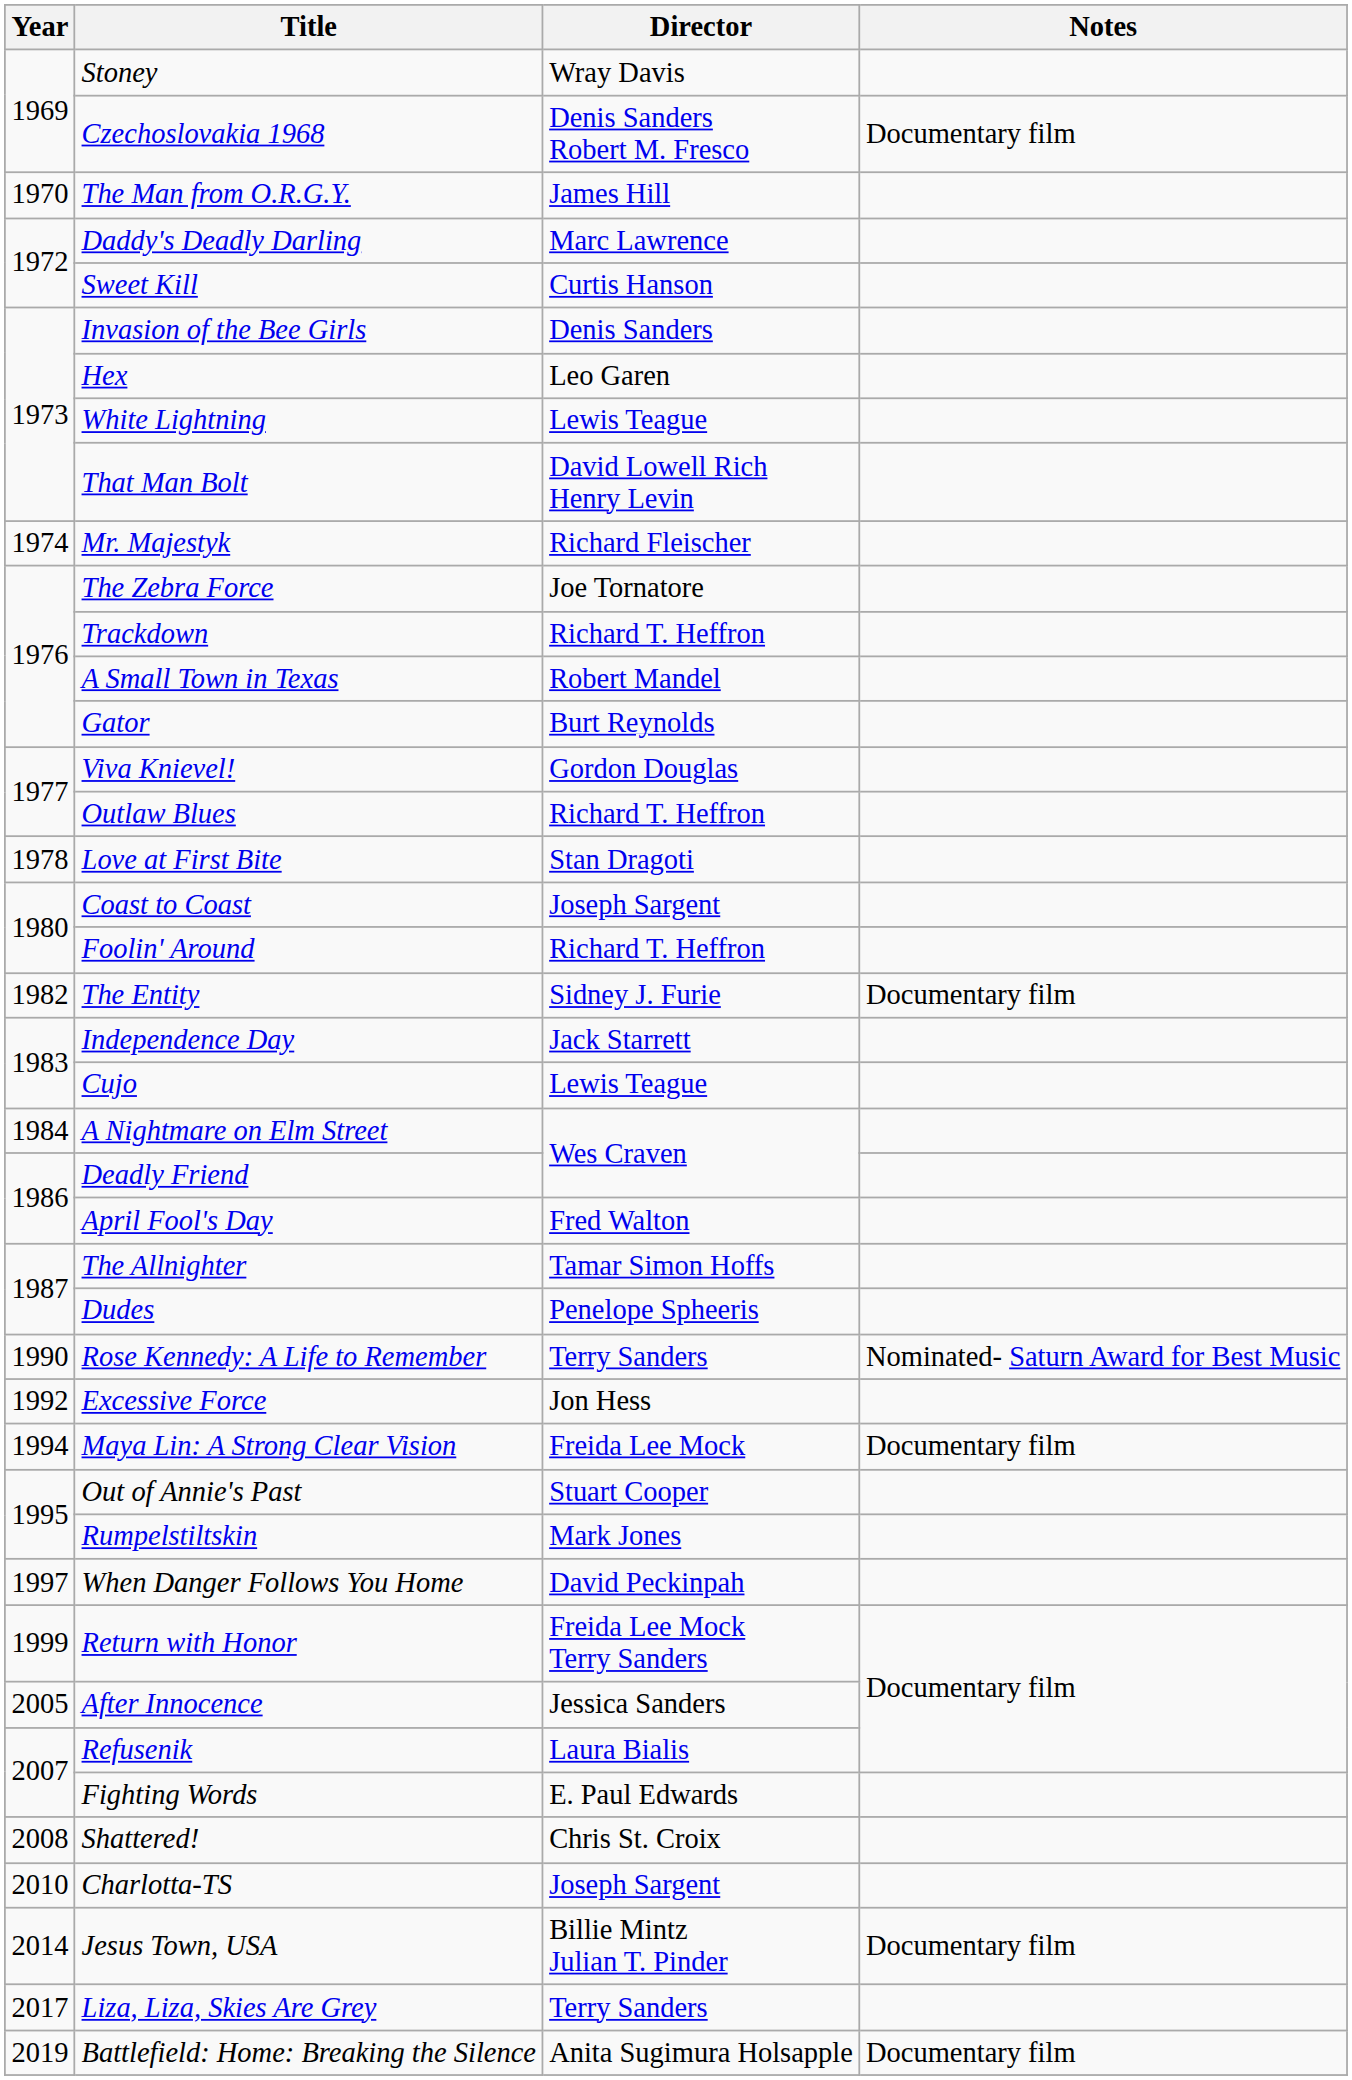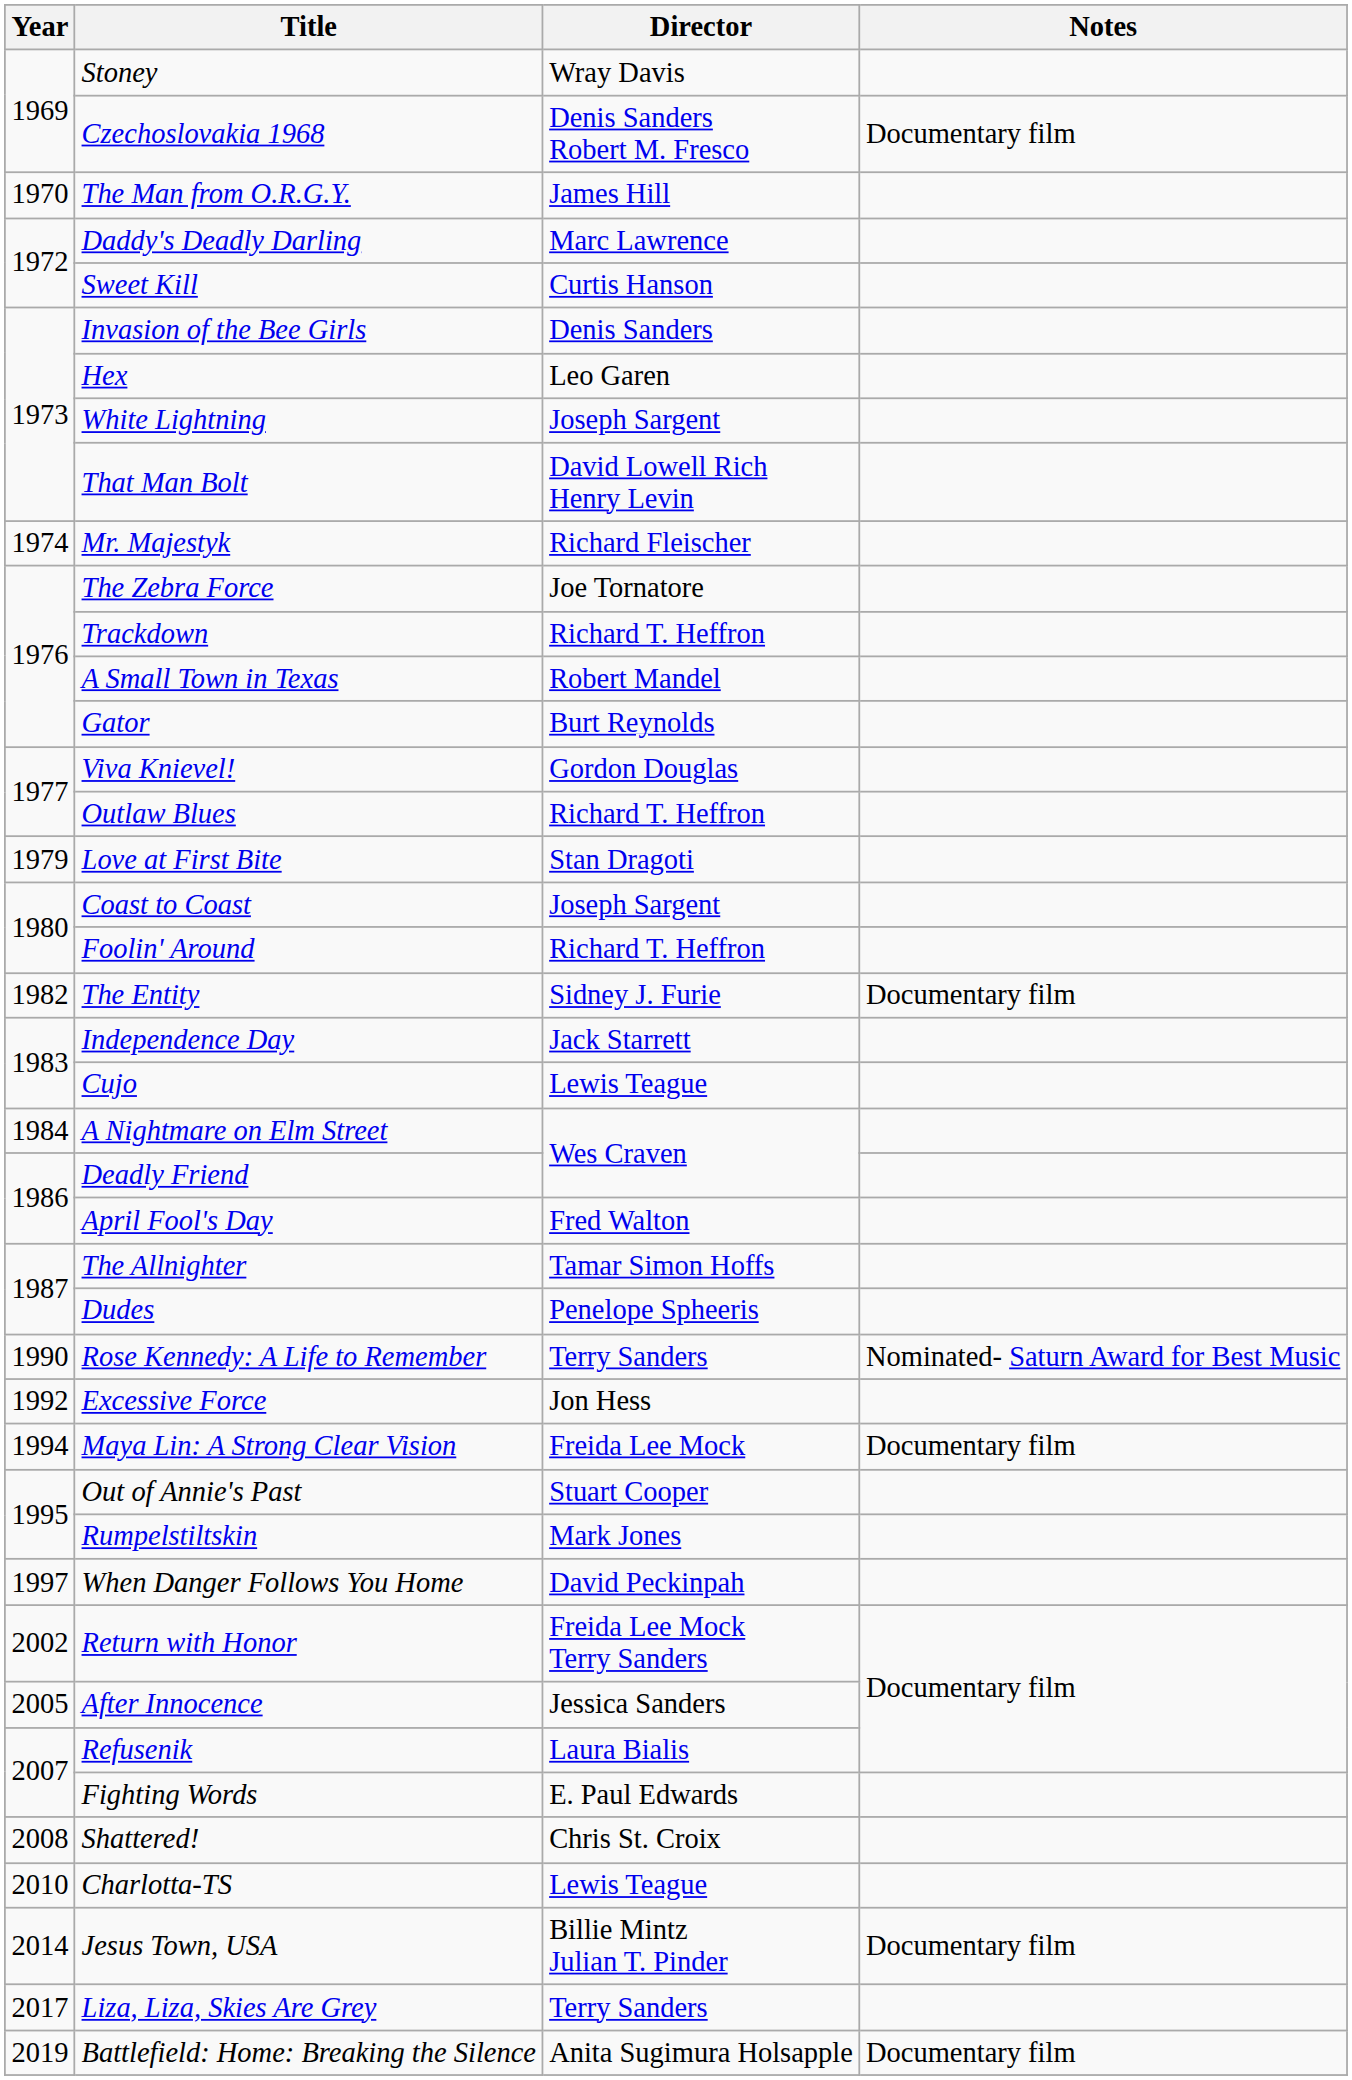(628, 420) Lewis Teague -> (635, 420) Joseph Sargent
(40, 859) 1978 -> (40, 859) 1979
(40, 1642) 1999 -> (40, 1642) 2002
(635, 1884) Joseph Sargent -> (628, 1884) Lewis Teague
